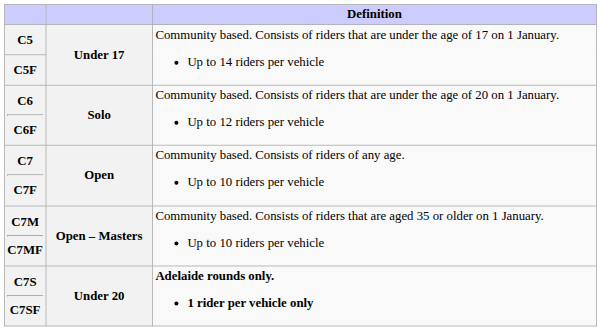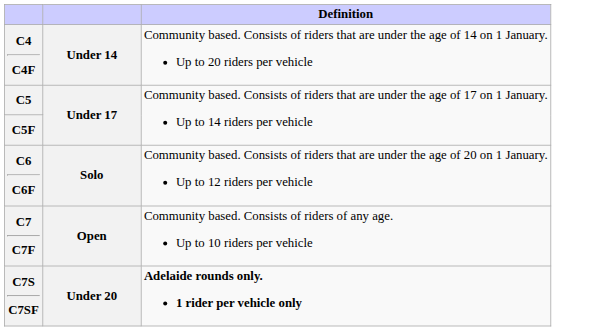+ row: (24, 54)
- row: (25, 235)
